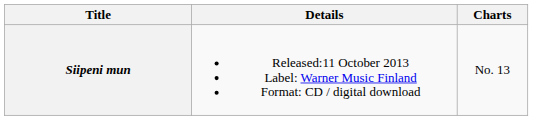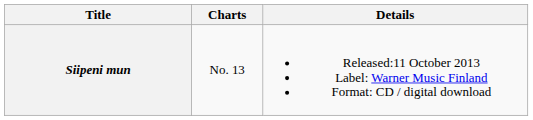columns swapped: (324, 14) <-> (492, 14)
